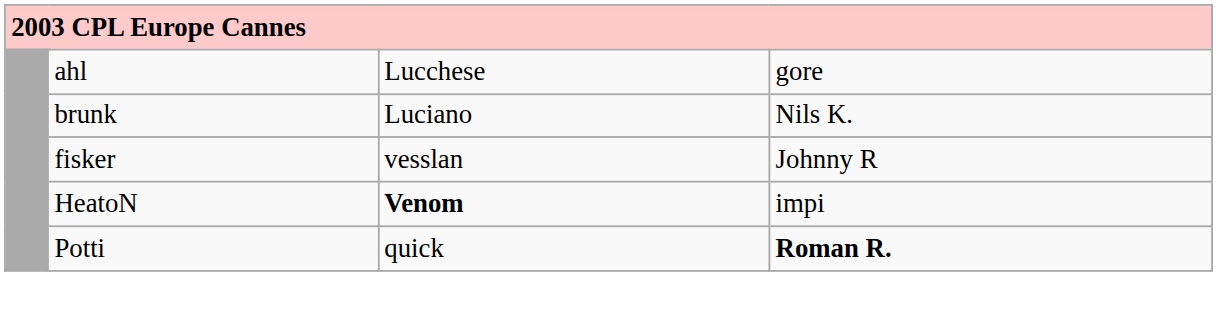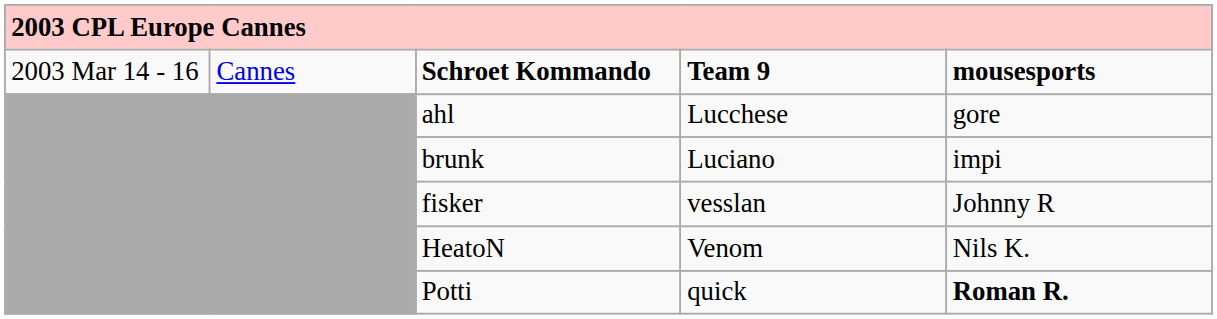+ row: (536, 70)
(814, 114) Nils K. -> (977, 159) impi
(424, 203) bold -> (725, 247) normal
(800, 203) impi -> (991, 247) Nils K.
